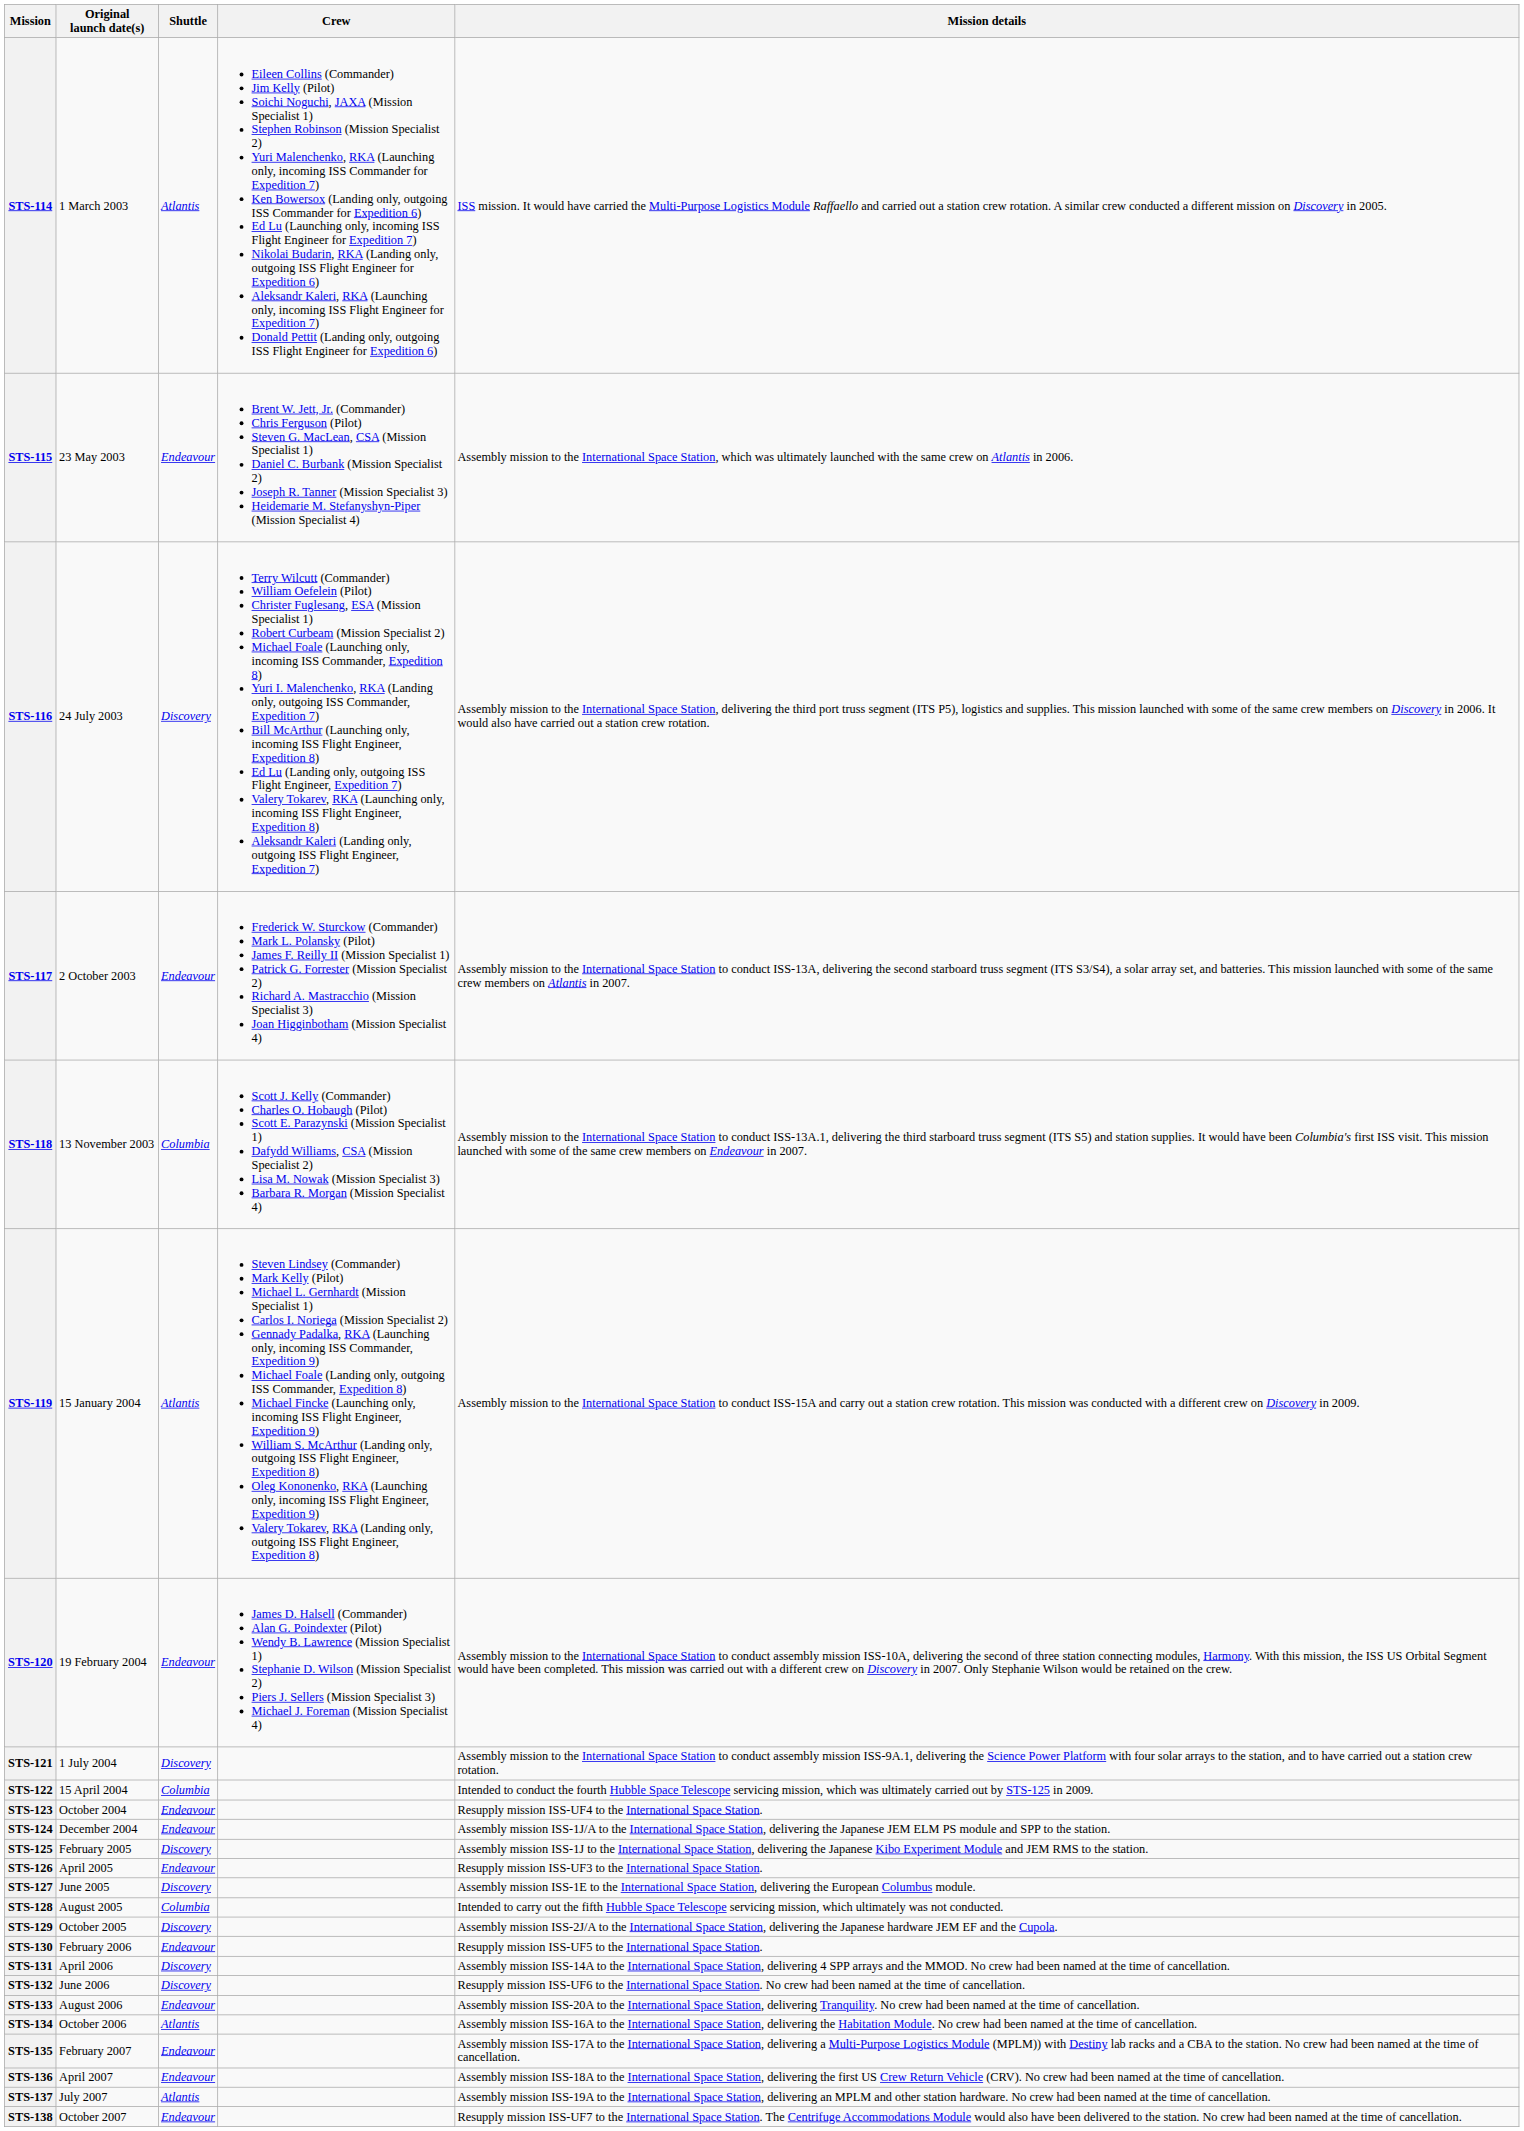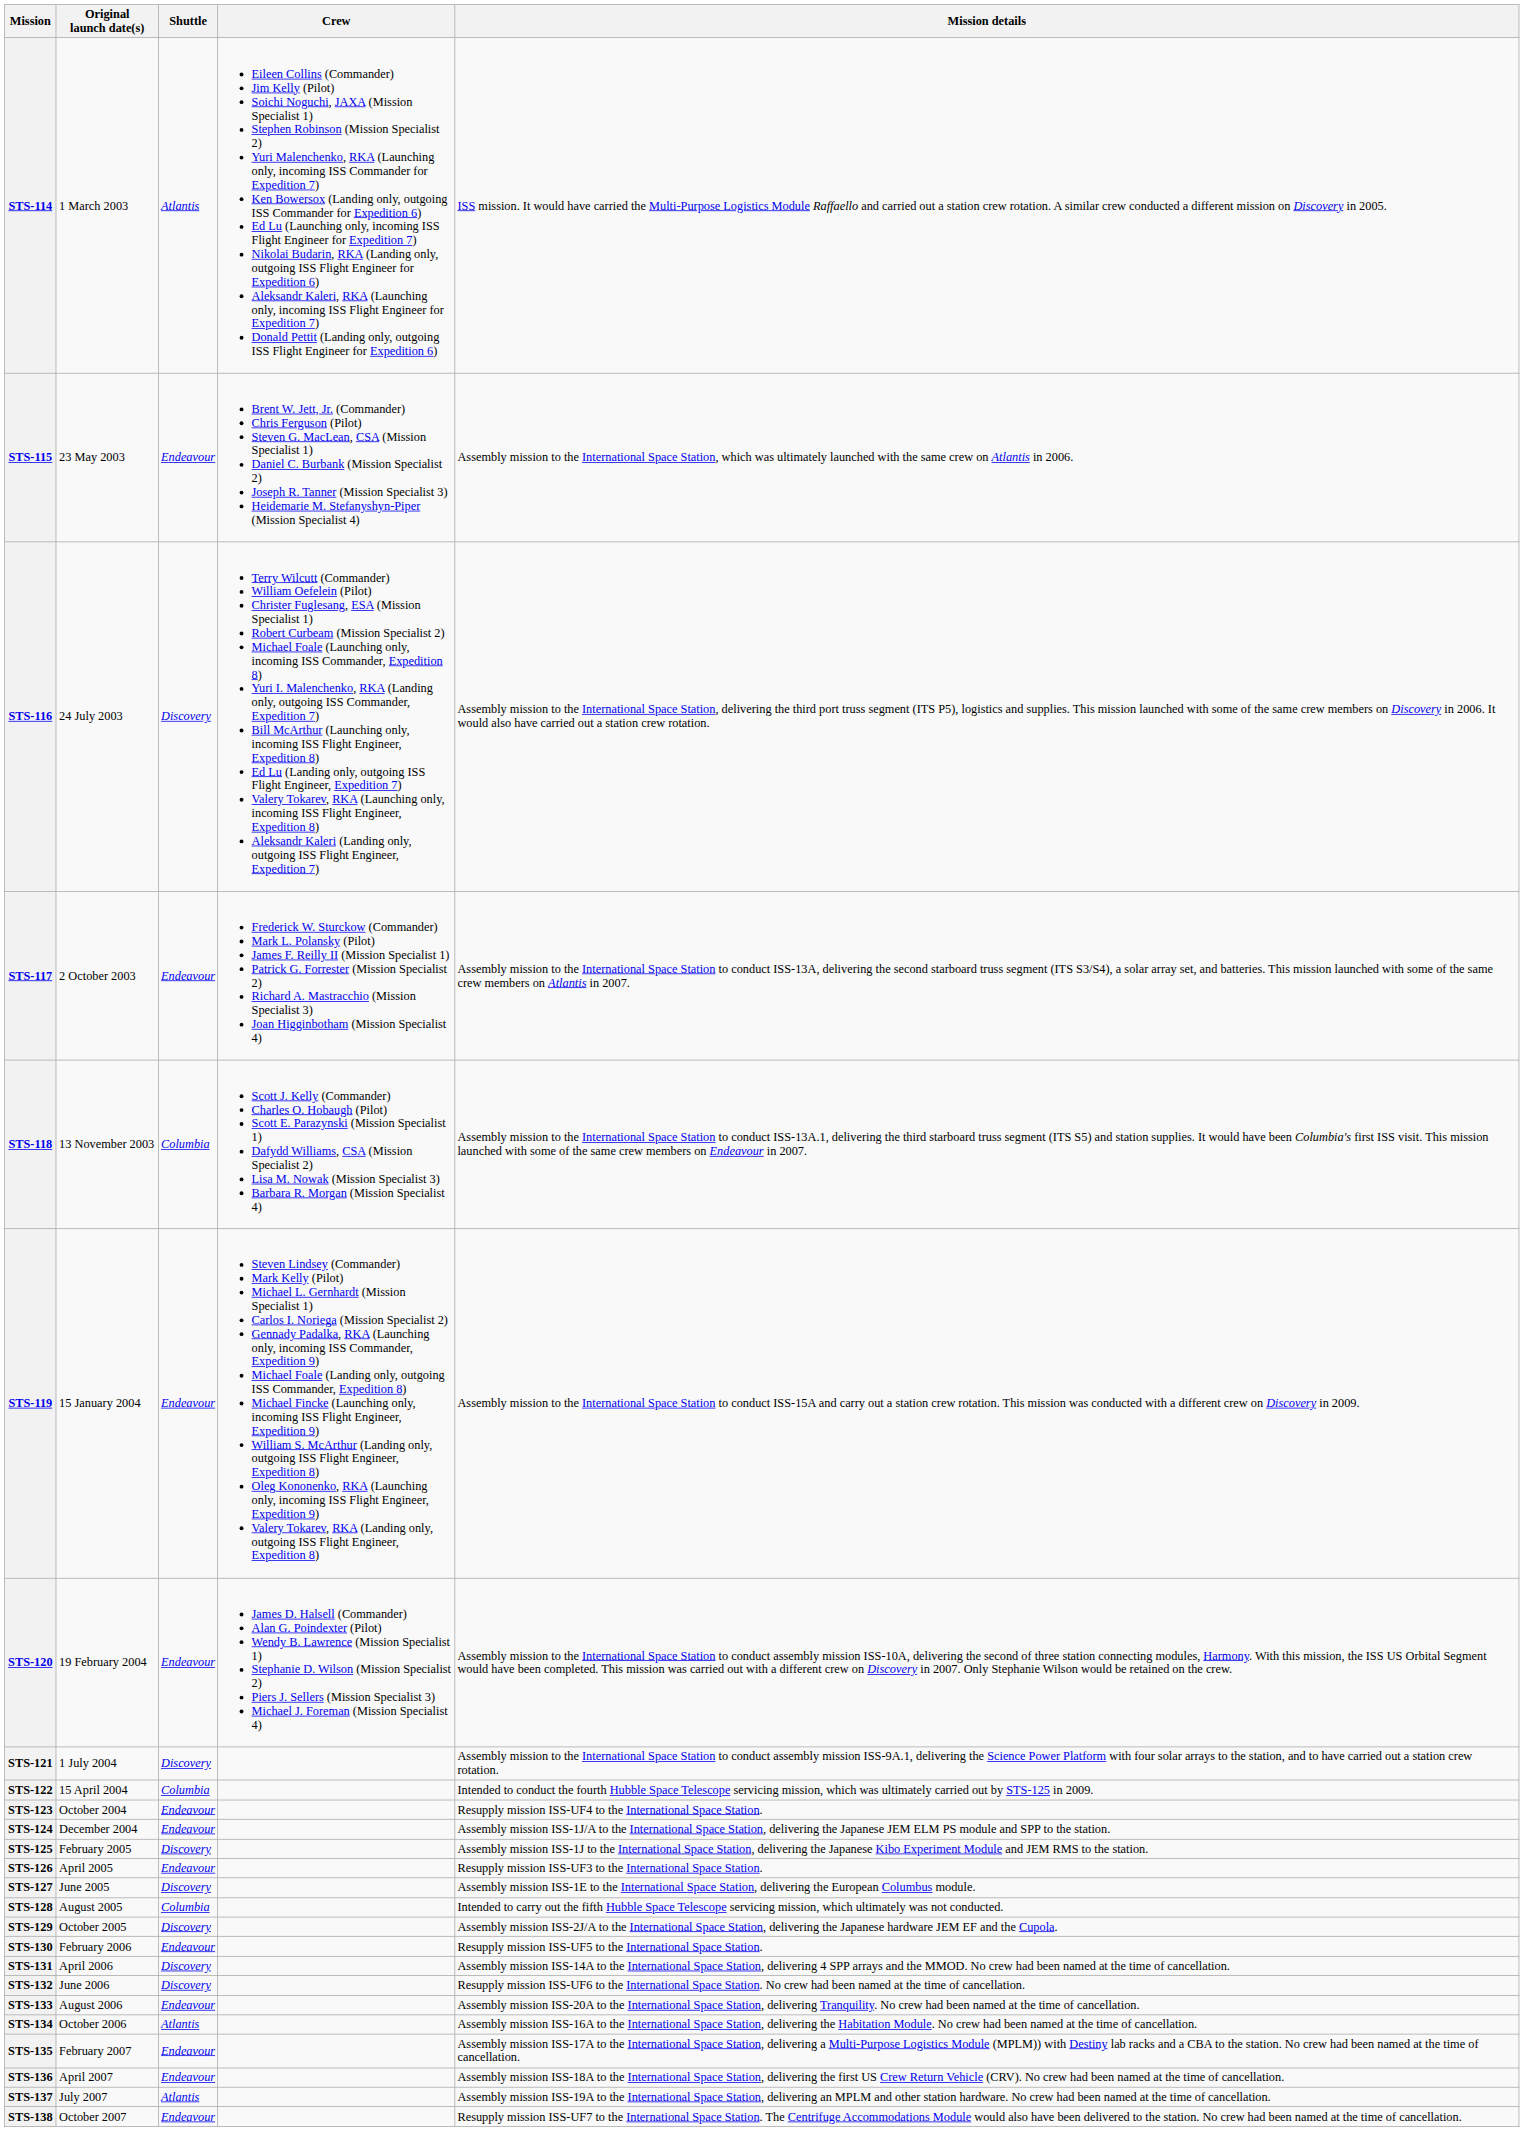(180, 1403) Atlantis -> (188, 1403) Endeavour
